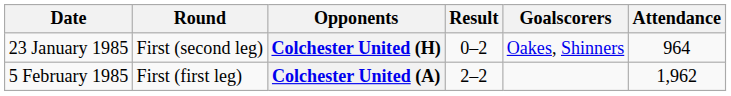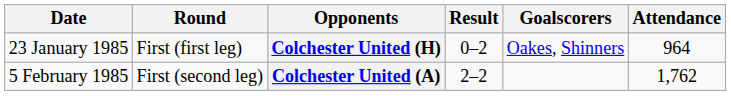(200, 47) First (second leg) -> (189, 47) First (first leg)
(189, 76) First (first leg) -> (200, 76) First (second leg)
(677, 76) 1,962 -> (677, 76) 1,762
